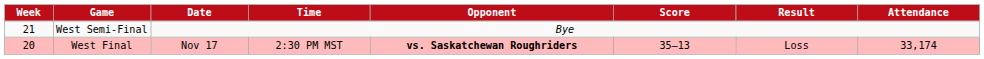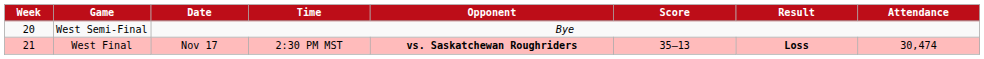(29, 29) 21 -> (29, 29) 20
(29, 46) 20 -> (29, 46) 21
(797, 46) normal -> (797, 46) bold
(918, 46) 33,174 -> (918, 46) 30,474
